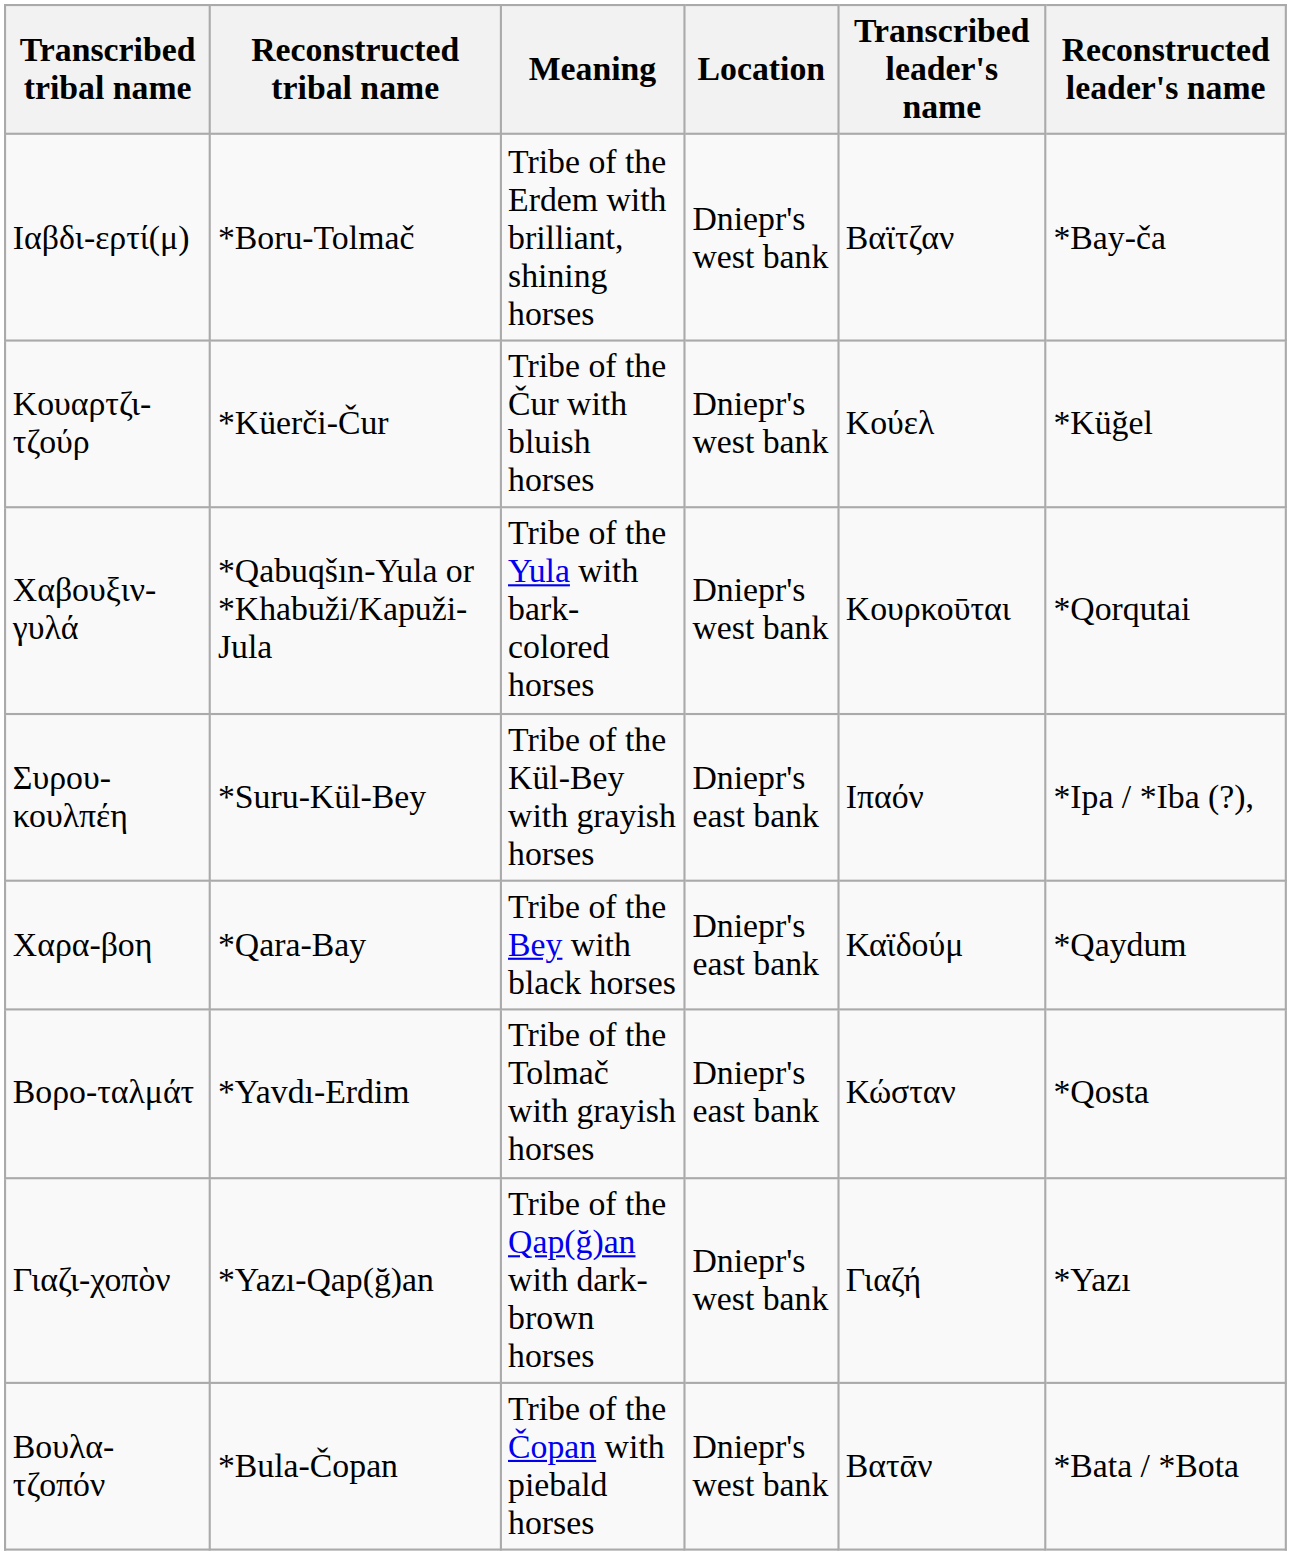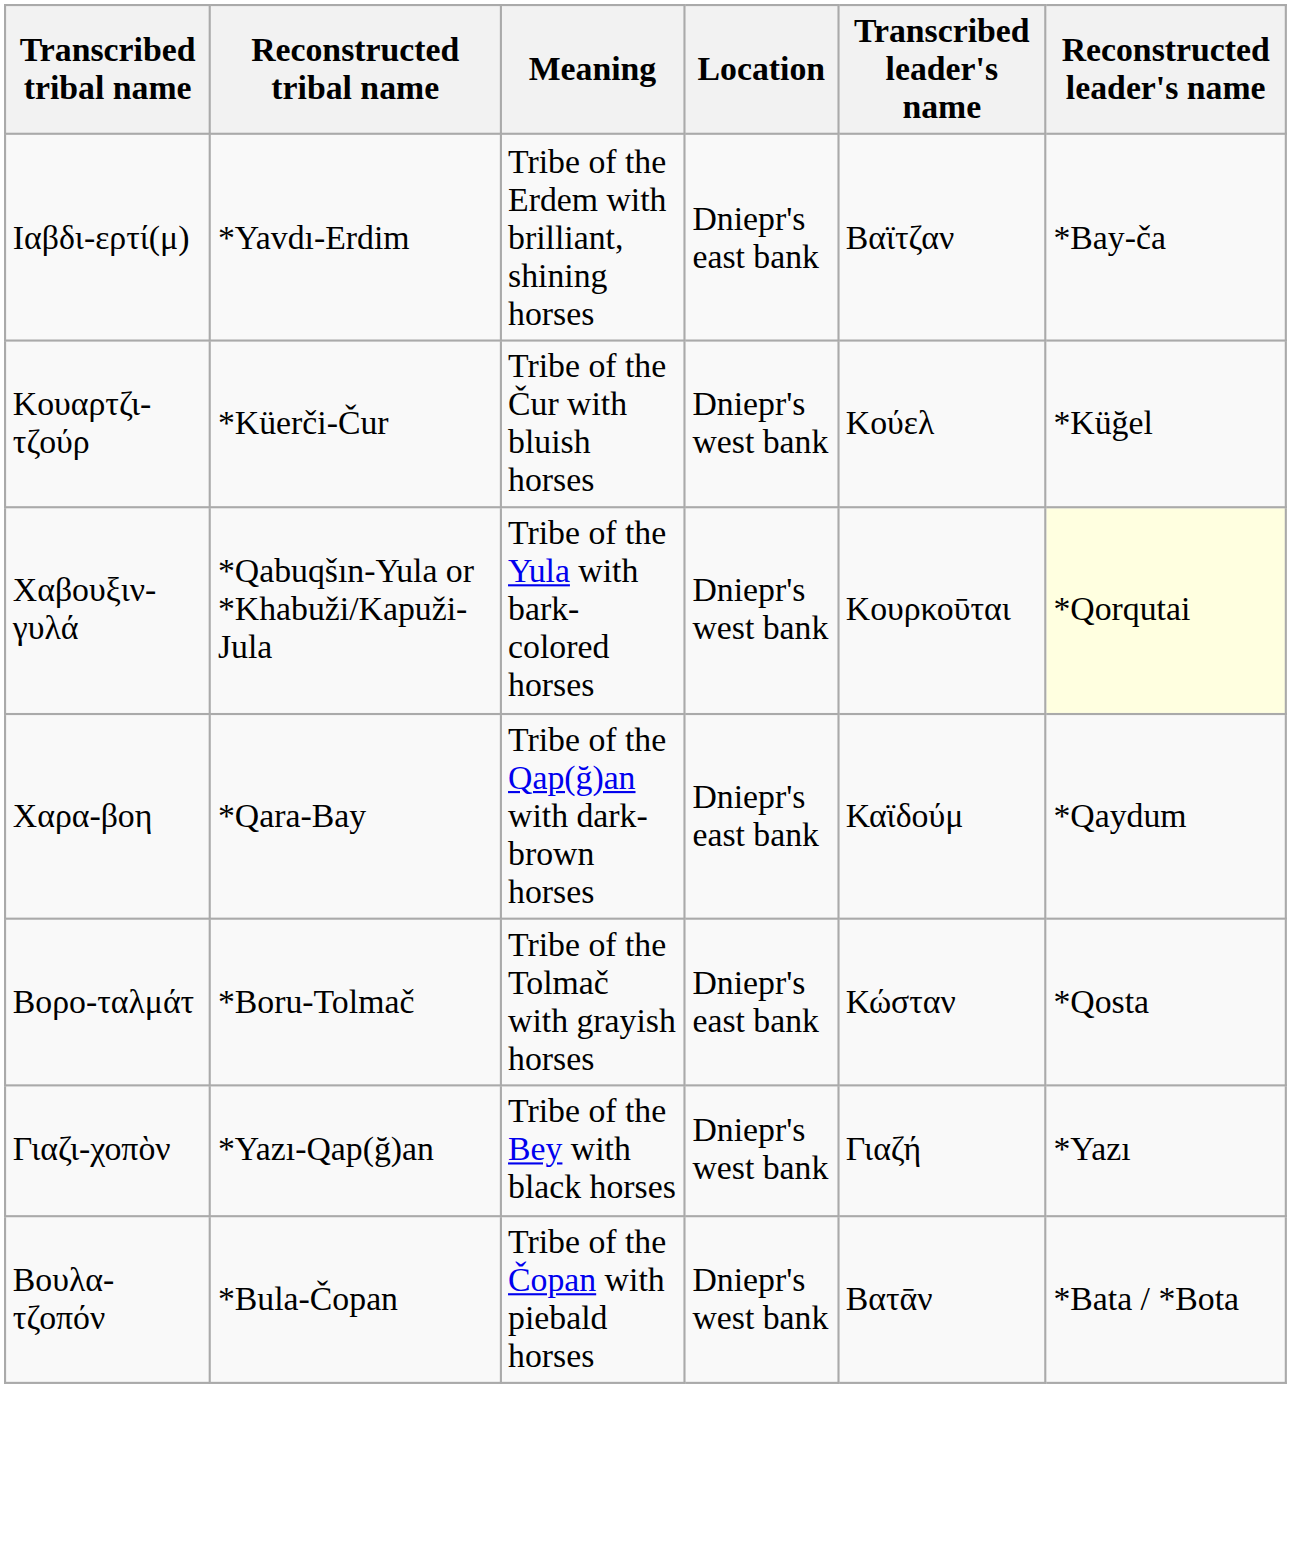(316, 236) *Boru-Tolmač -> (314, 236) *Yavdı-Erdim
(760, 236) Dniepr's west bank -> (756, 236) Dniepr's east bank
(1122, 609) no background -> (1122, 609) lightyellow background
- row: (70, 796)
(592, 944) Tribe of the Bey with black horses -> (587, 815) Tribe of the Qap(ğ)an with dark-brown horses
(314, 1093) *Yavdı-Erdim -> (316, 1001) *Boru-Tolmač
(587, 1279) Tribe of the Qap(ğ)an with dark-brown horses -> (592, 1150) Tribe of the Bey with black horses
